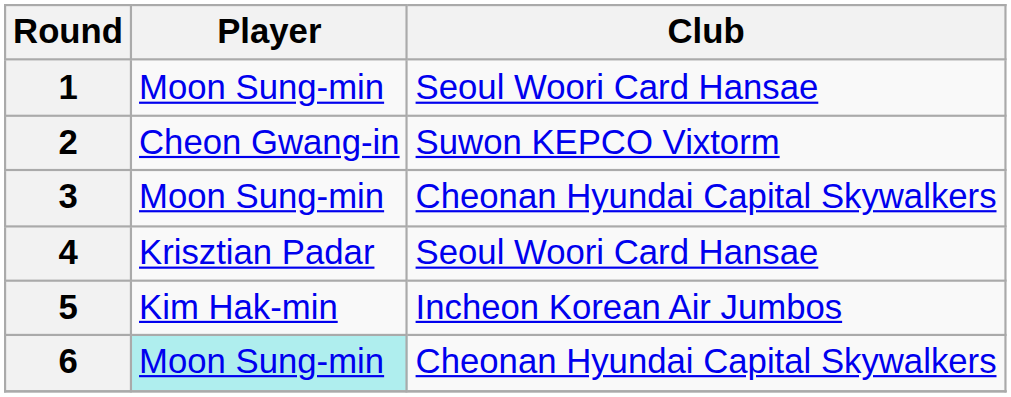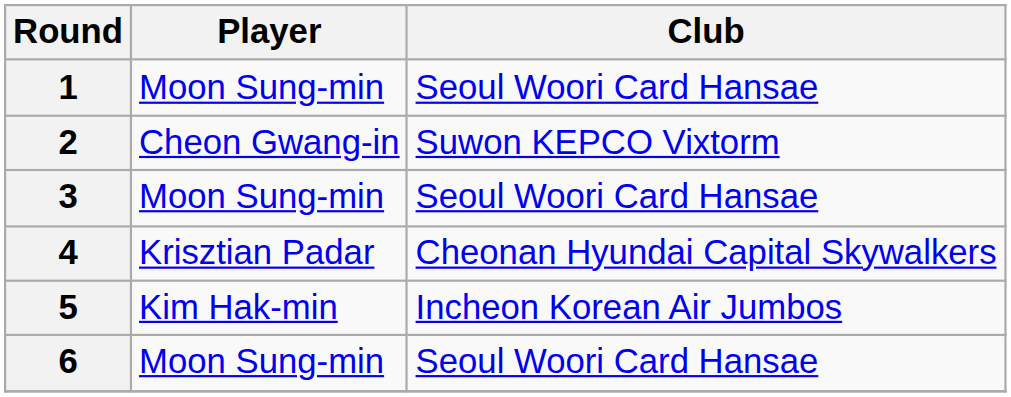(706, 197) Cheonan Hyundai Capital Skywalkers -> (617, 197) Seoul Woori Card Hansae
(617, 252) Seoul Woori Card Hansae -> (706, 252) Cheonan Hyundai Capital Skywalkers
(262, 362) paleturquoise background -> (262, 362) no background
(706, 362) Cheonan Hyundai Capital Skywalkers -> (617, 362) Seoul Woori Card Hansae
